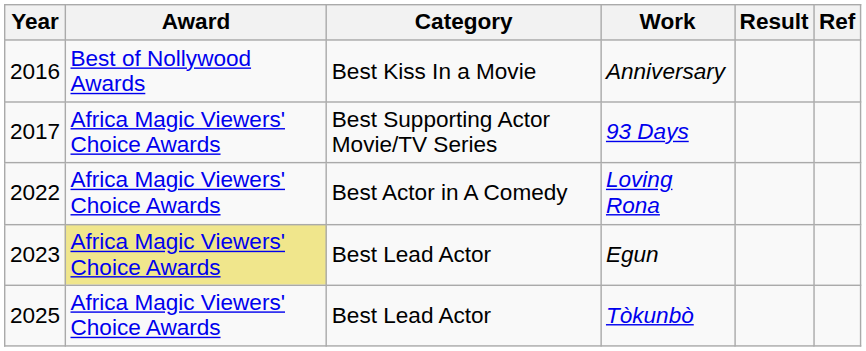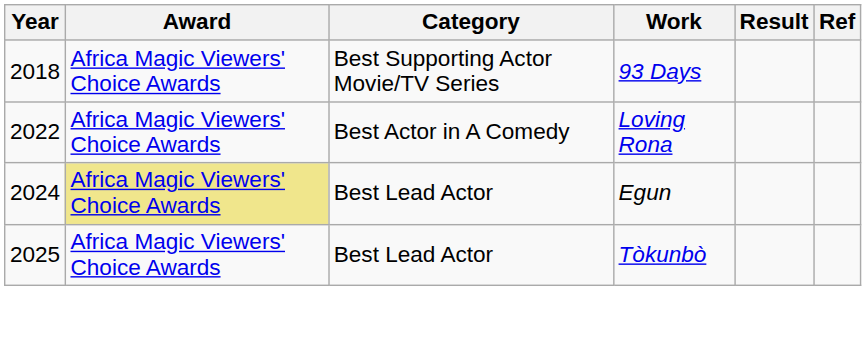- row: (666, 70)
(35, 132) 2017 -> (35, 70) 2018
(35, 254) 2023 -> (35, 193) 2024
